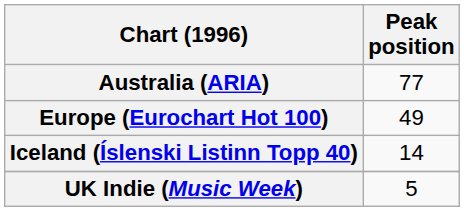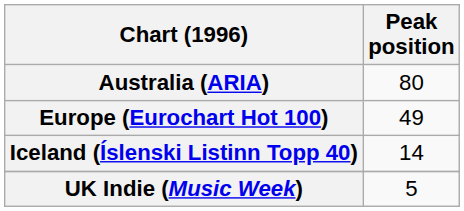(411, 82) 77 -> (411, 82) 80
